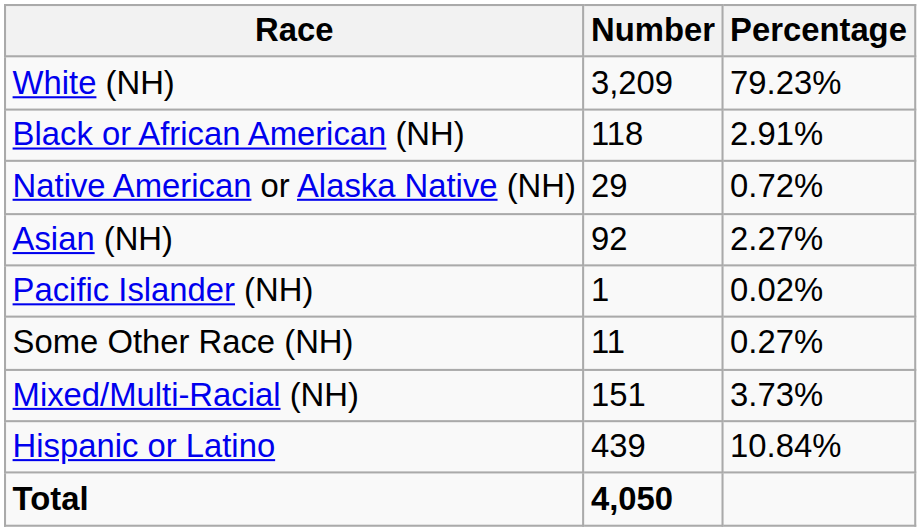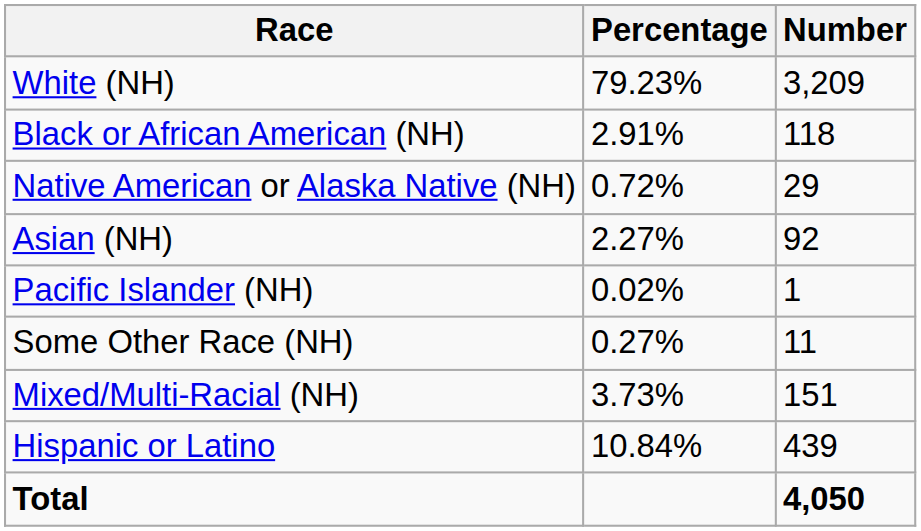columns swapped: (653, 30) <-> (818, 30)
